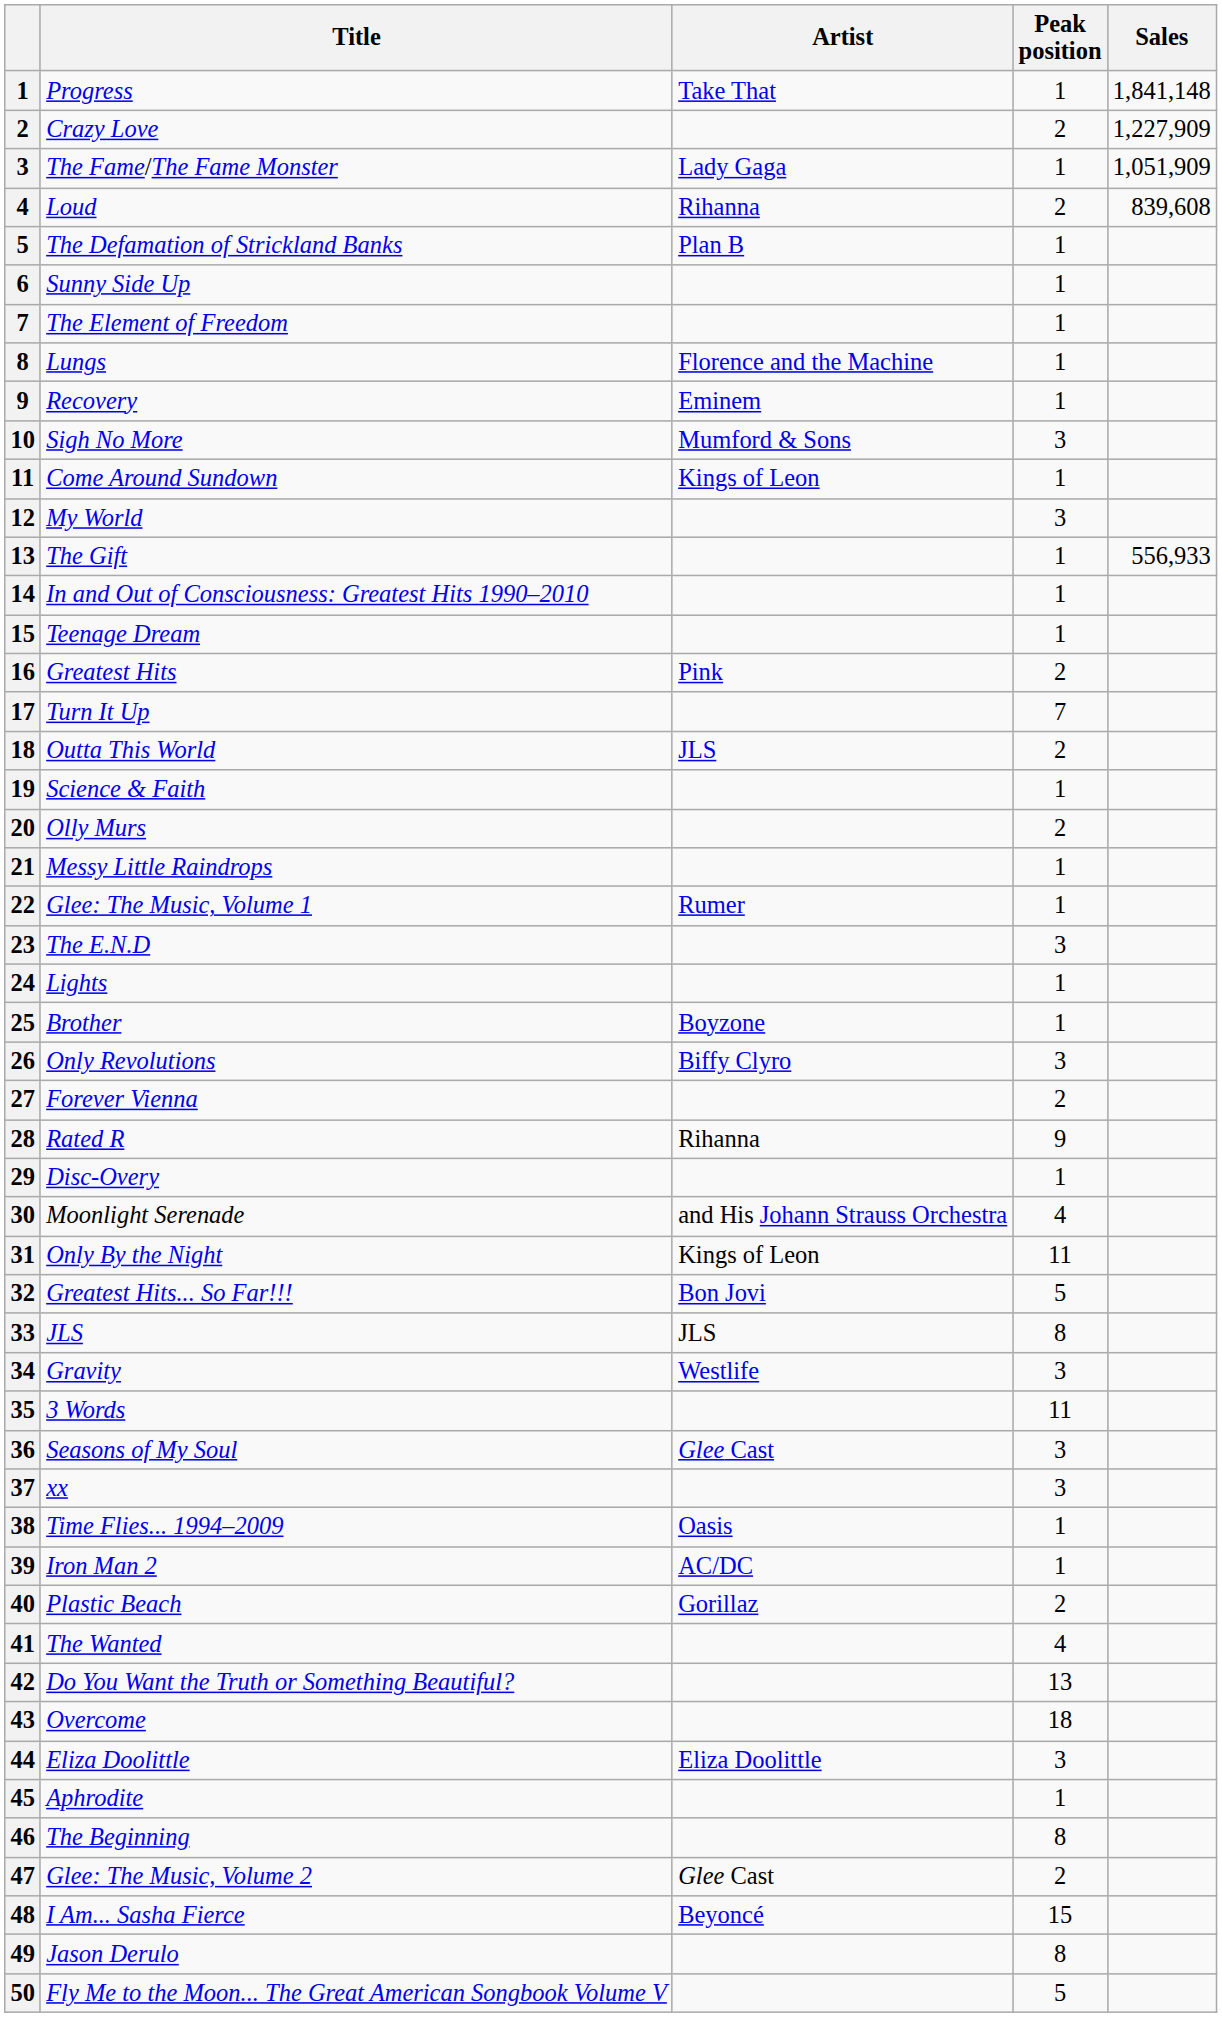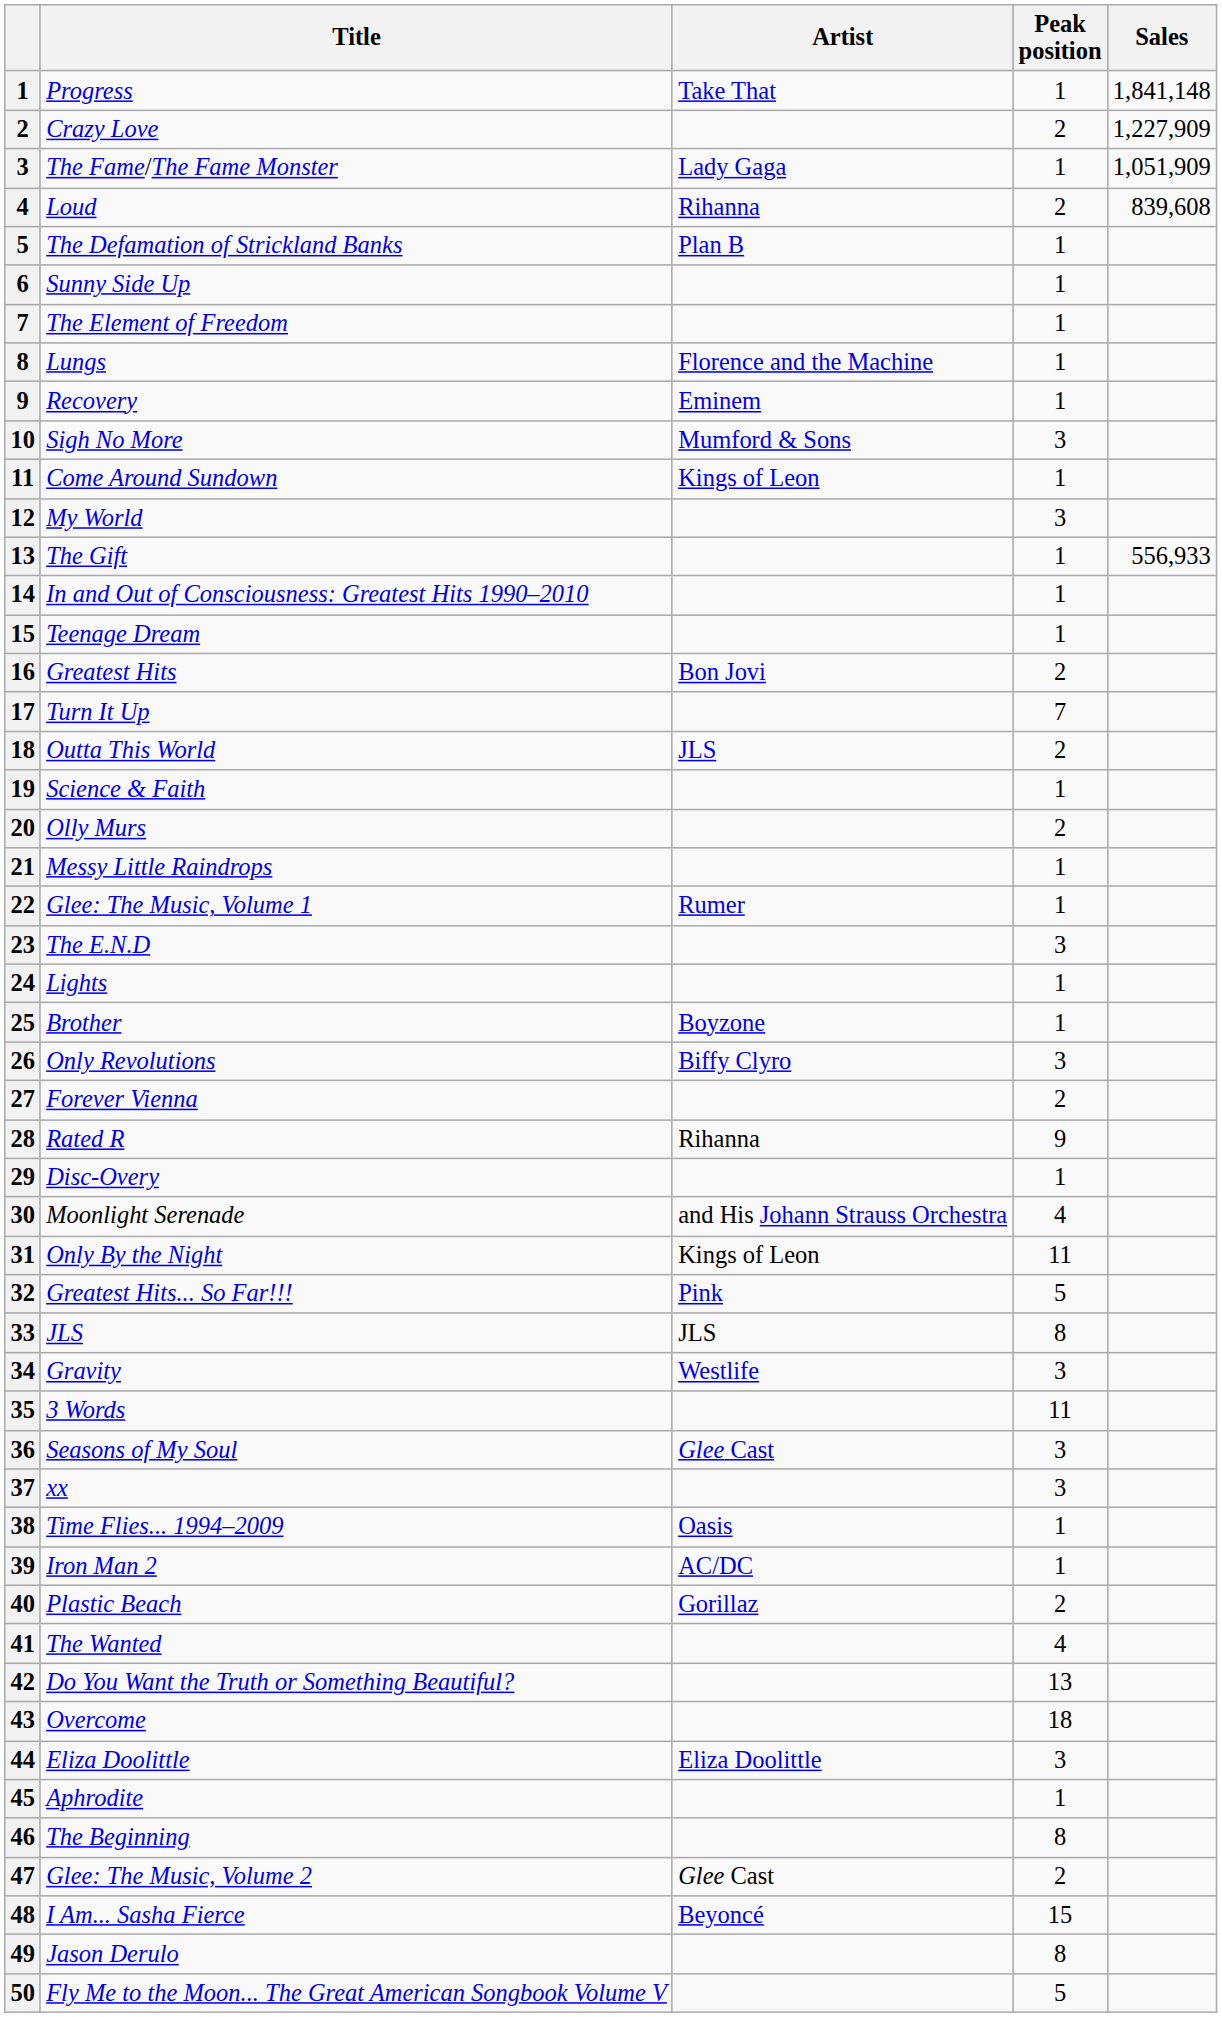(701, 672) Pink -> (722, 672) Bon Jovi
(722, 1293) Bon Jovi -> (701, 1293) Pink
